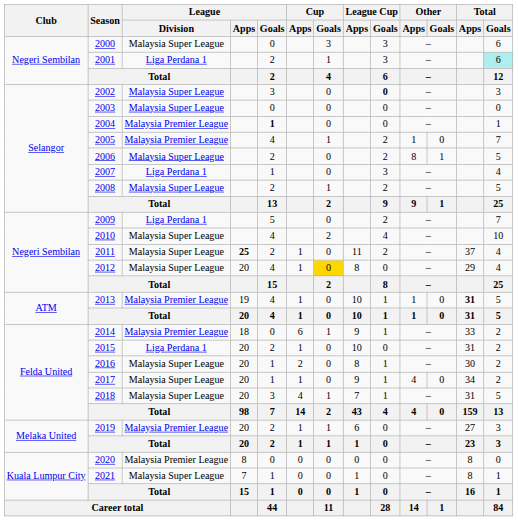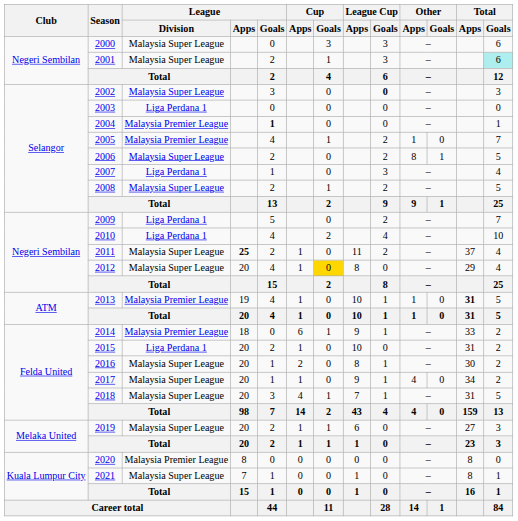(176, 60) Liga Perdana 1 -> (176, 60) Malaysia Super League
(176, 108) Malaysia Super League -> (176, 108) Liga Perdana 1
(176, 236) Malaysia Super League -> (176, 236) Liga Perdana 1
(176, 428) Malaysia Premier League -> (176, 428) Malaysia Super League
